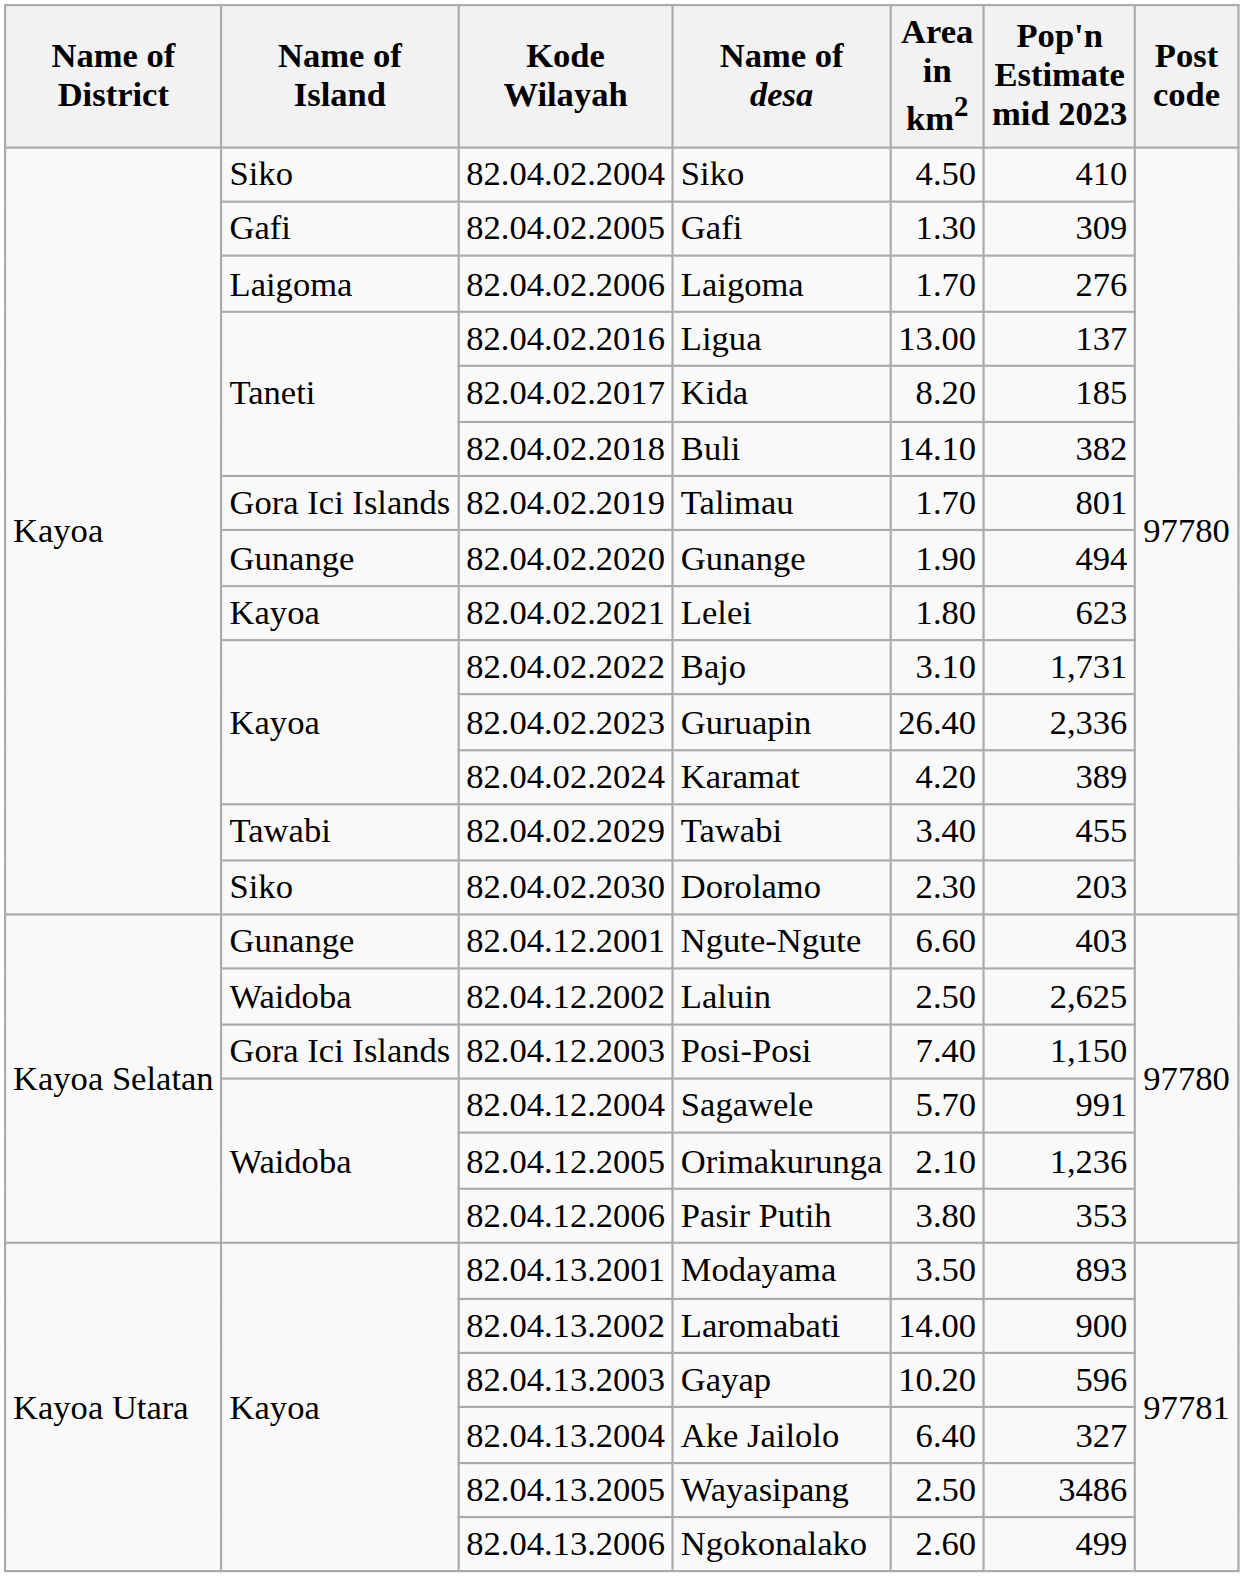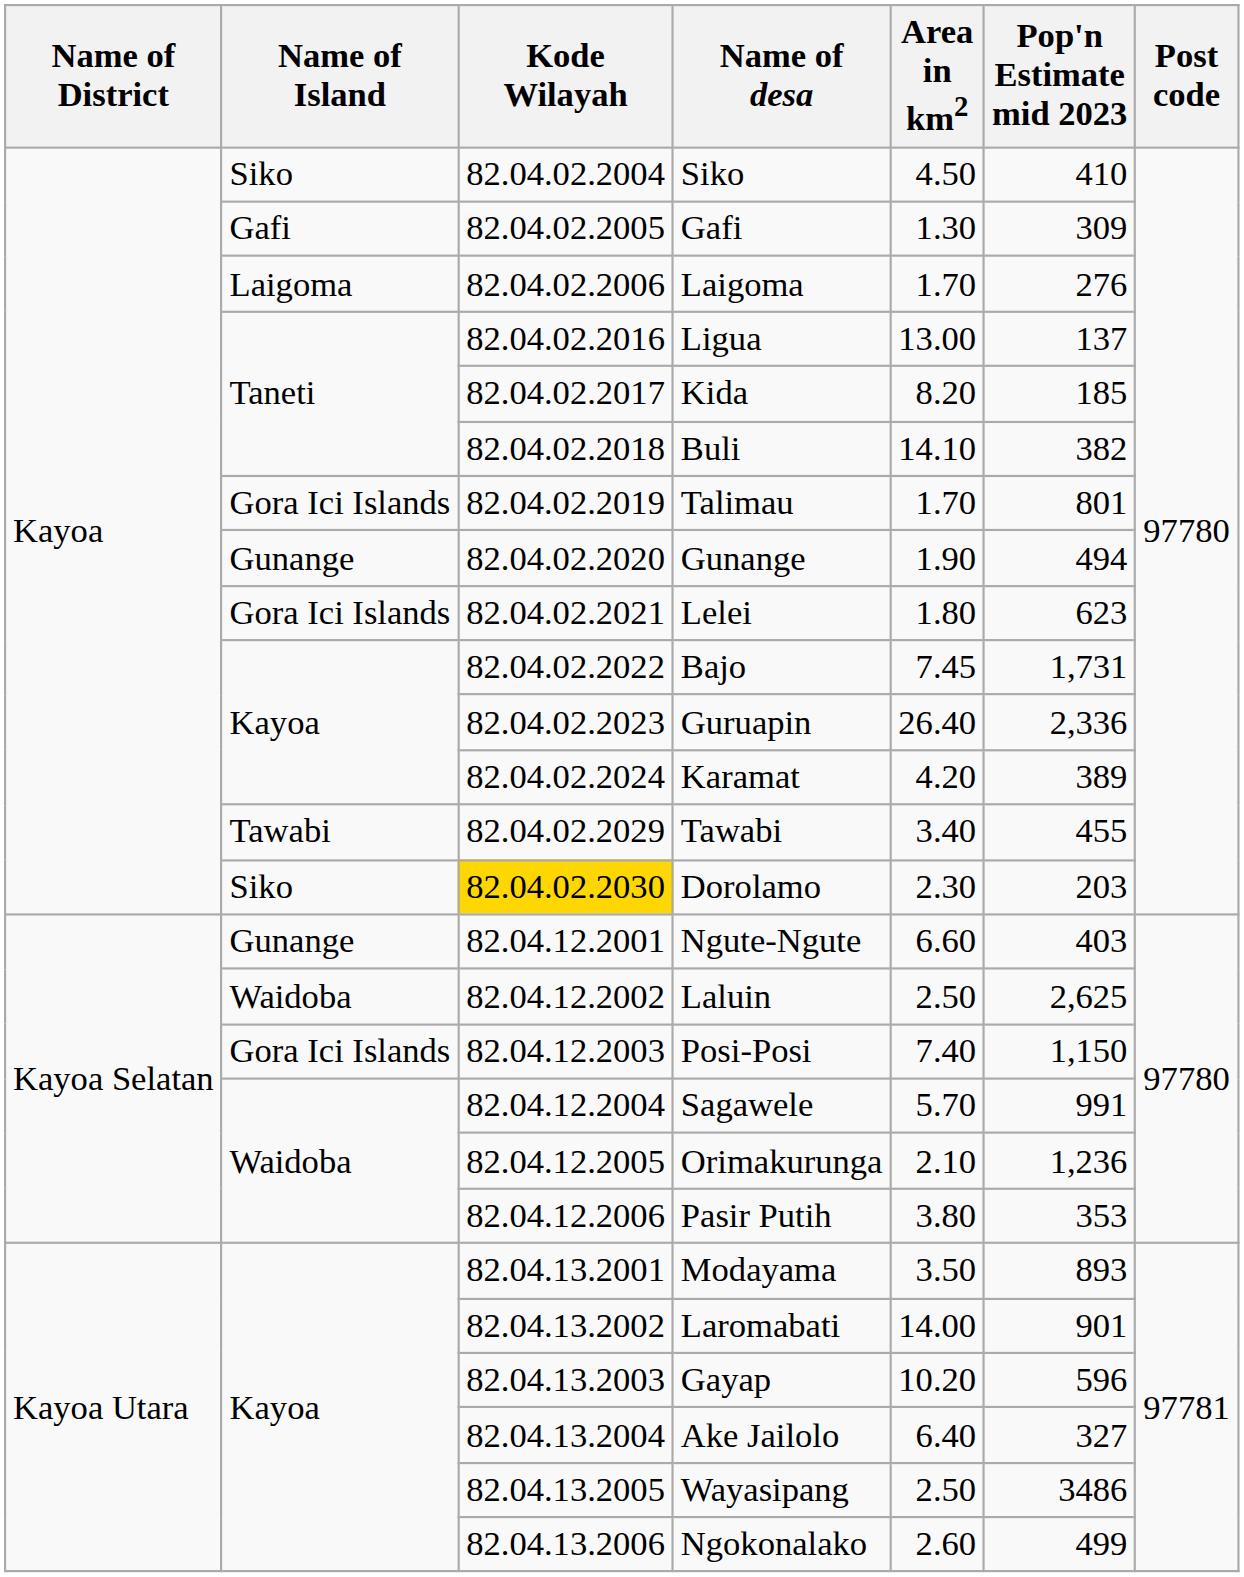(275, 612) Kayoa -> (340, 612) Gora Ici Islands
(946, 667) 3.10 -> (946, 667) 7.45
(566, 886) no background -> (566, 886) gold background
(1101, 1324) 900 -> (1101, 1324) 901
